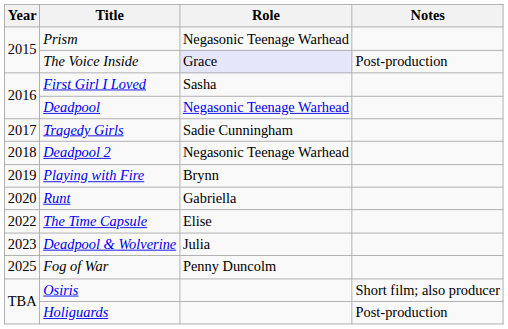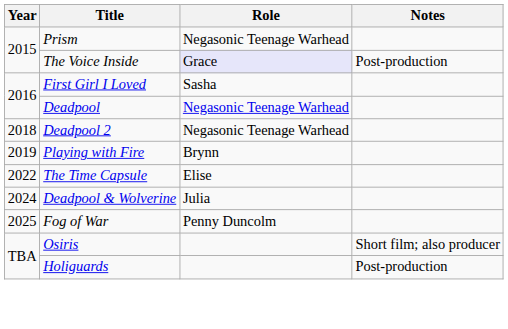- row: (83, 130)
- row: (57, 198)
(22, 244) 2023 -> (22, 198) 2024
